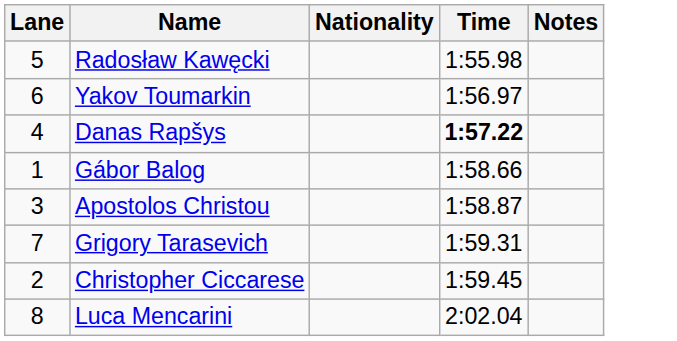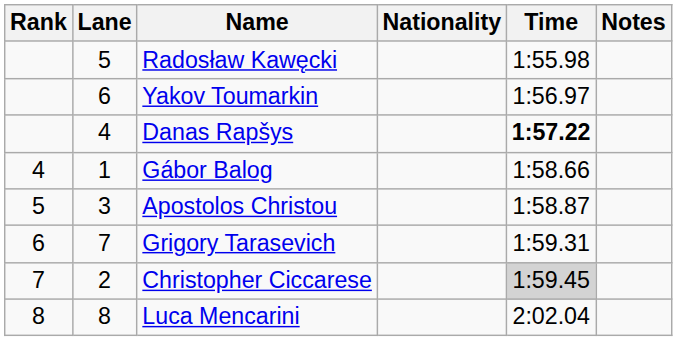+ column: (38, 22)
(484, 280) no background -> (551, 280) lightgrey background
